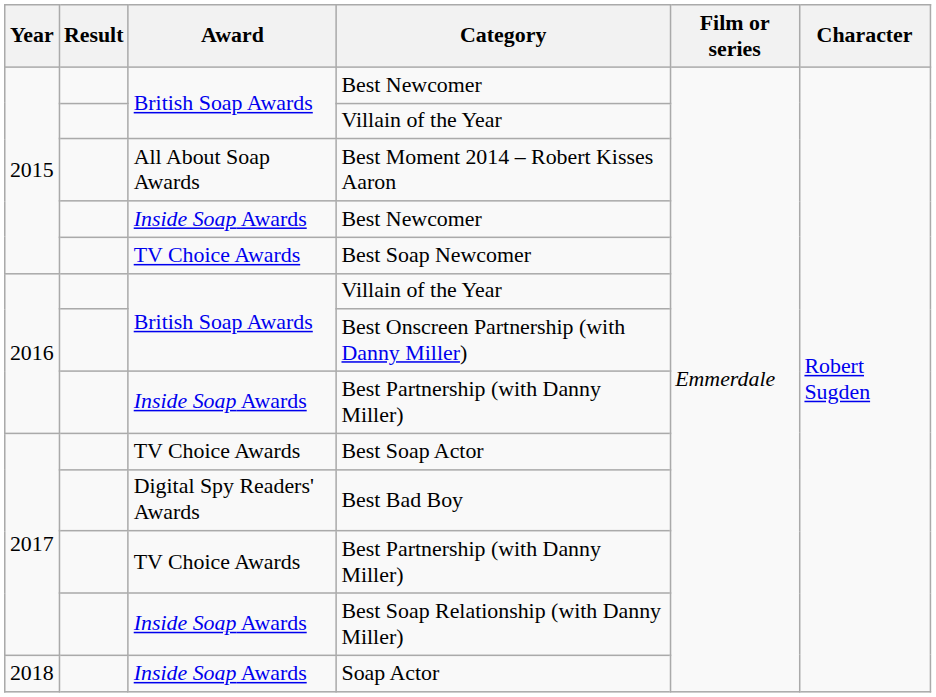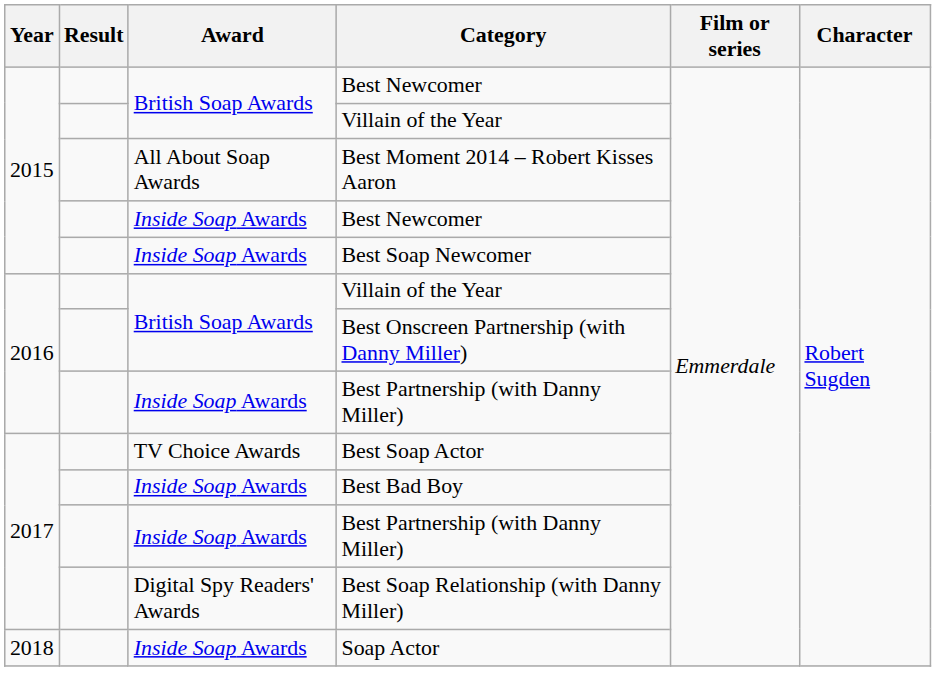(217, 255) TV Choice Awards -> (220, 255) Inside Soap Awards
(224, 500) Digital Spy Readers' Awards -> (220, 487) Inside Soap Awards
(217, 562) TV Choice Awards -> (220, 536) Inside Soap Awards
(220, 624) Inside Soap Awards -> (224, 598) Digital Spy Readers' Awards
